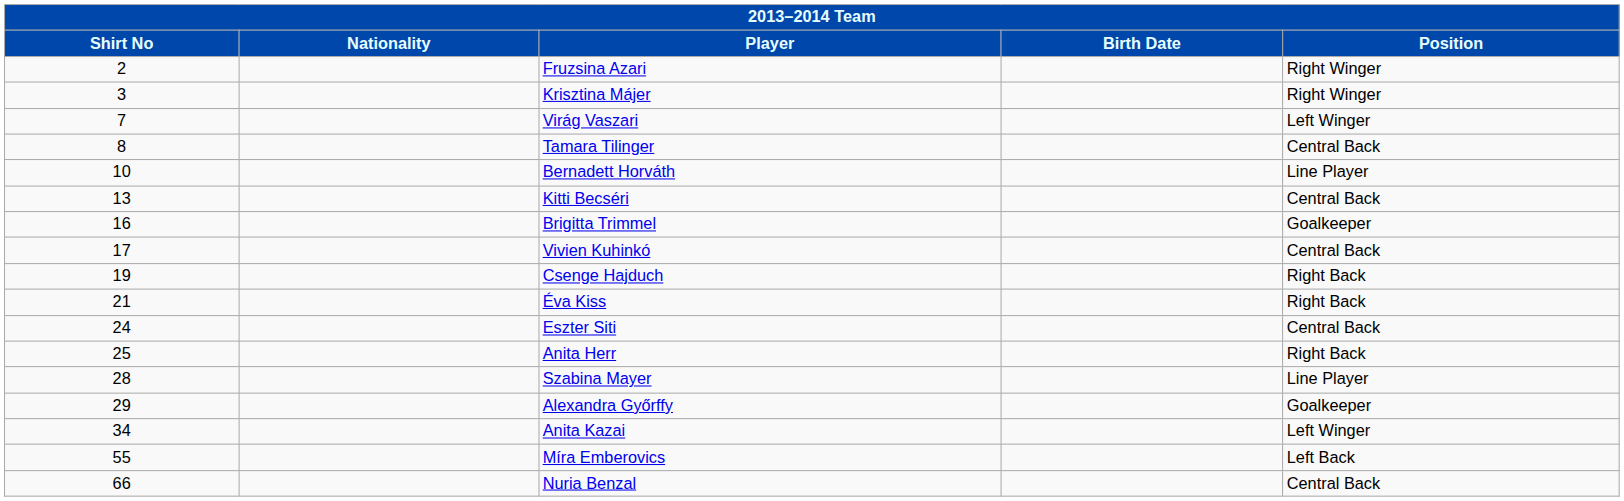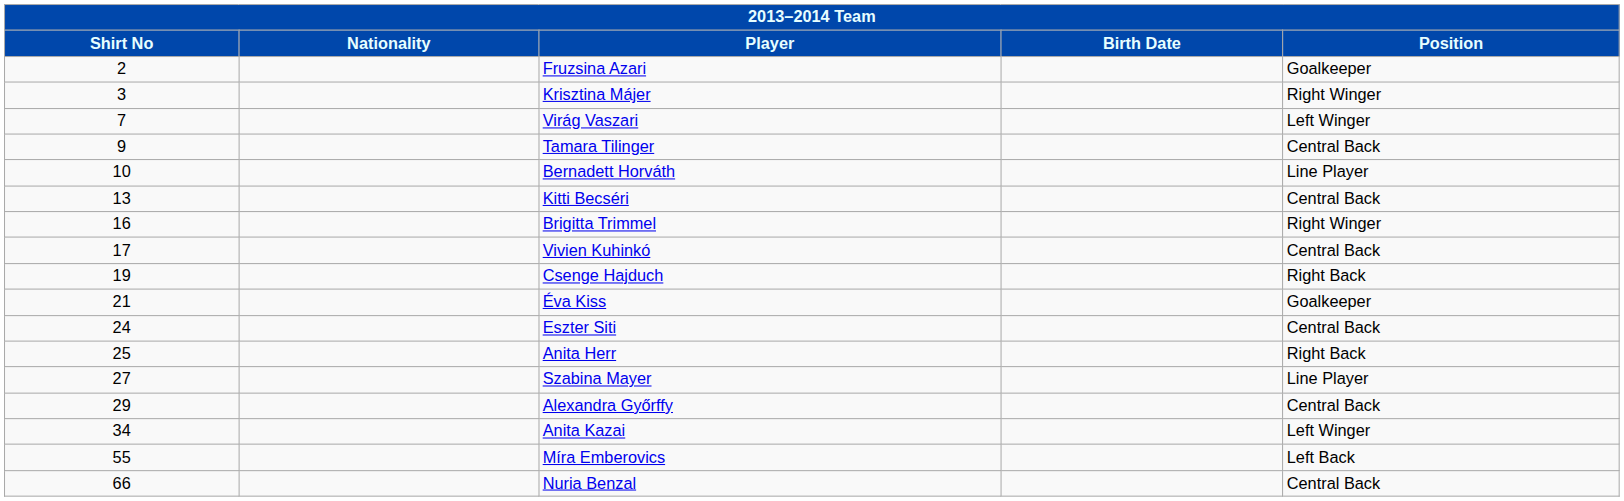(1334, 69) Right Winger -> (1329, 69) Goalkeeper
(122, 146) 8 -> (122, 146) 9
(1329, 224) Goalkeeper -> (1334, 224) Right Winger
(1326, 302) Right Back -> (1329, 302) Goalkeeper
(122, 379) 28 -> (122, 379) 27
(1329, 405) Goalkeeper -> (1333, 405) Central Back
